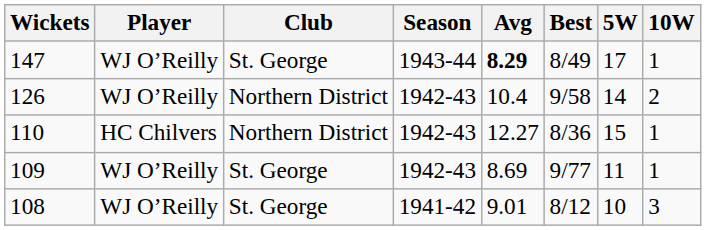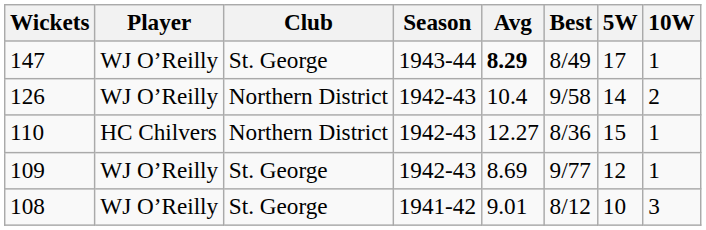(614, 170) 11 -> (614, 170) 12
